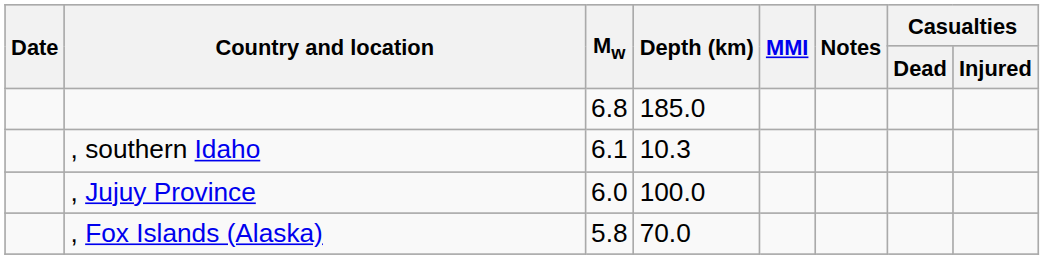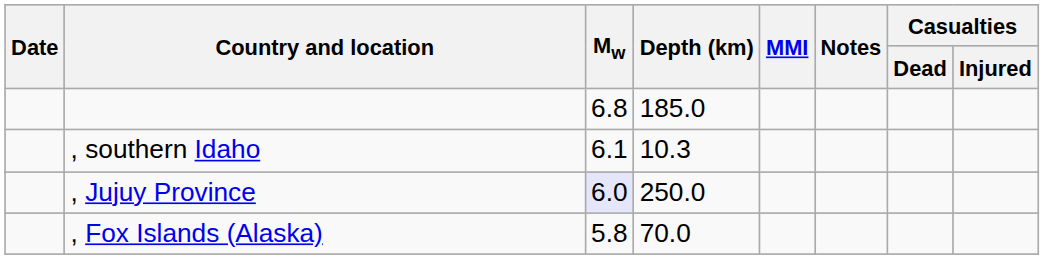(609, 191) no background -> (609, 191) lavender background
(673, 191) 100.0 -> (673, 191) 250.0
